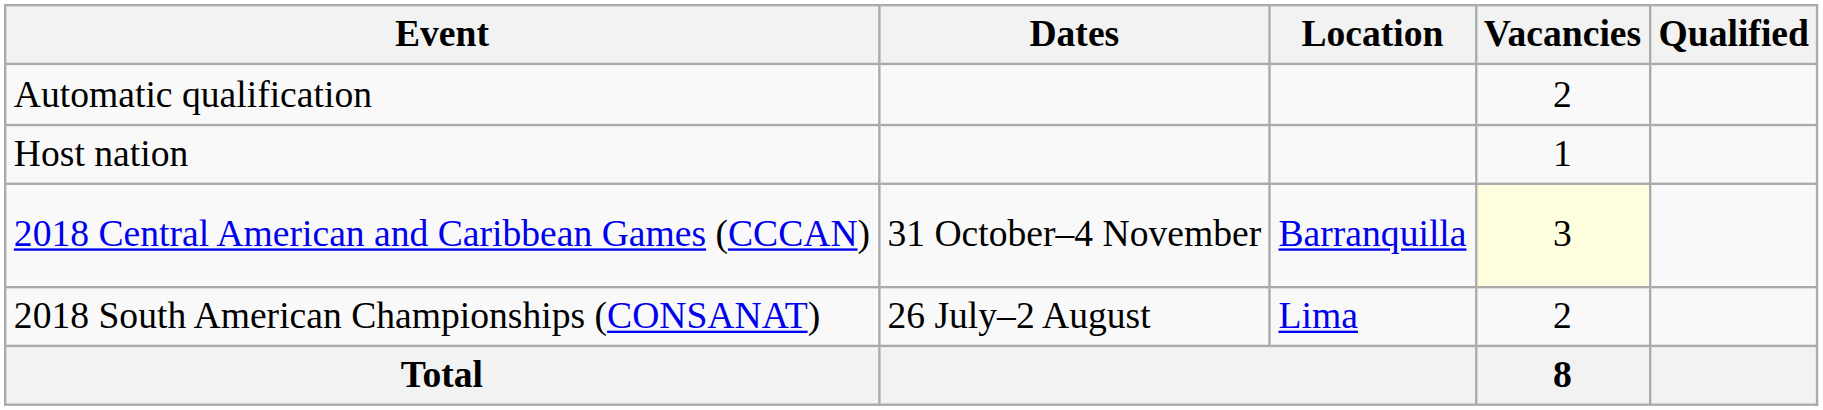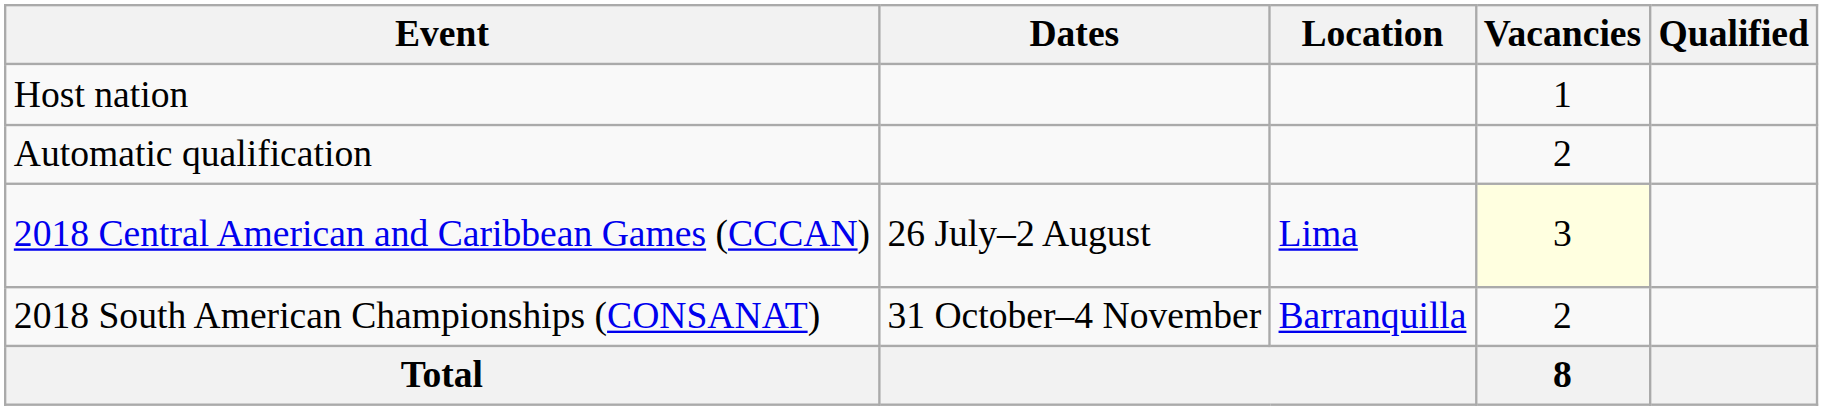rows swapped: (101, 153) <-> (193, 93)
(1074, 234) 31 October–4 November -> (1019, 234) 26 July–2 August
(1373, 234) Barranquilla -> (1318, 234) Lima
(1019, 315) 26 July–2 August -> (1074, 315) 31 October–4 November
(1318, 315) Lima -> (1373, 315) Barranquilla
